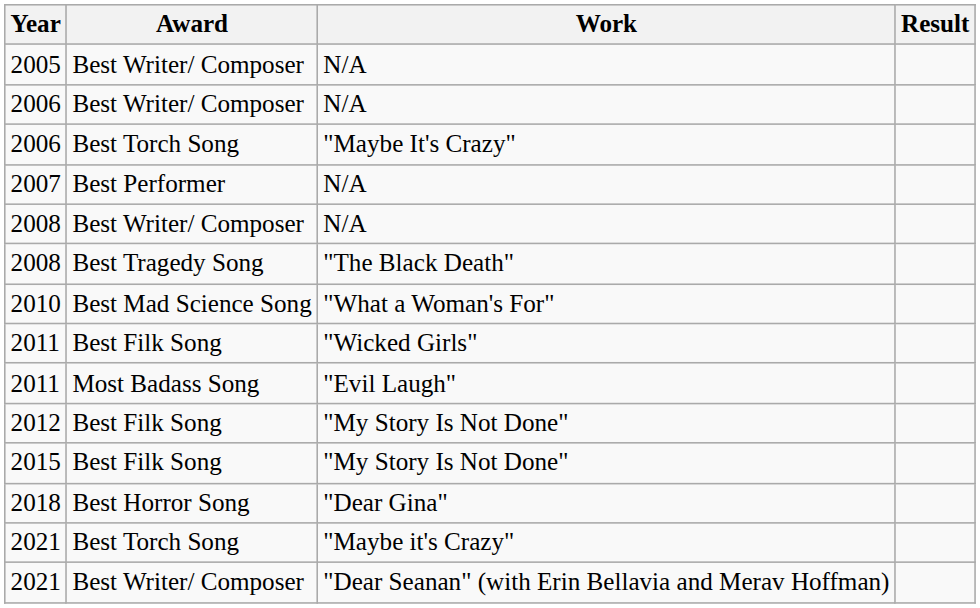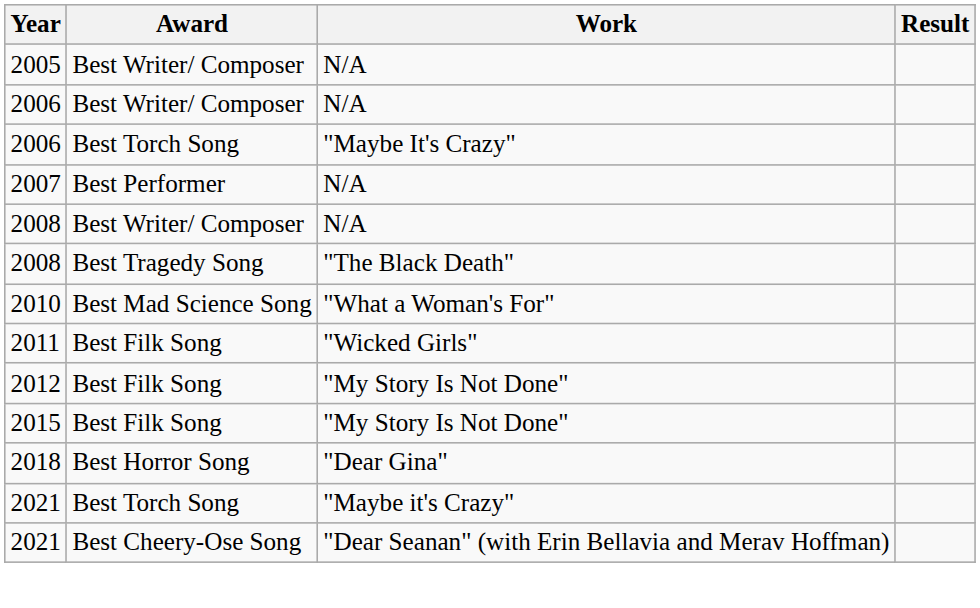- row: (35, 382)
(188, 582) Best Writer/ Composer -> (187, 542) Best Cheery-Ose Song
